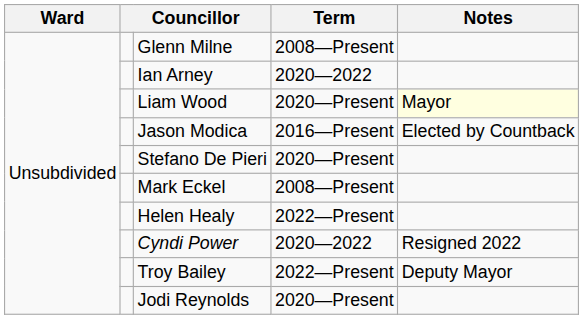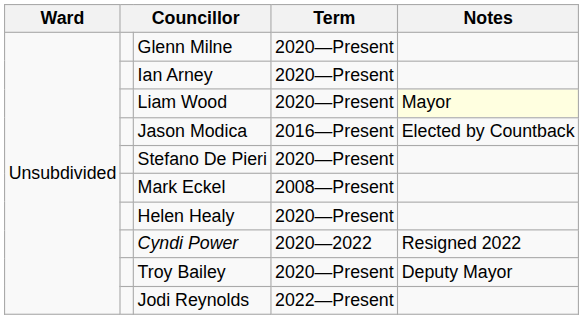(334, 46) 2008—Present -> (334, 46) 2020—Present
(323, 74) 2020—2022 -> (334, 74) 2020—Present
(334, 215) 2022—Present -> (334, 215) 2020—Present
(334, 272) 2022—Present -> (334, 272) 2020—Present
(334, 300) 2020—Present -> (334, 300) 2022—Present
